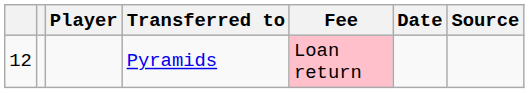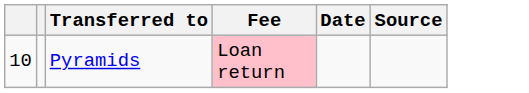- column: (84, 20)
(21, 62) 12 -> (21, 62) 10
